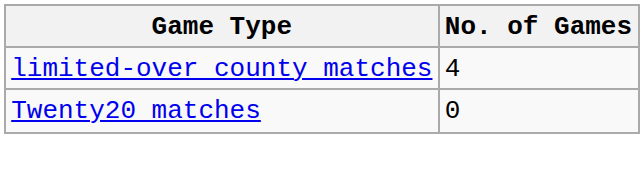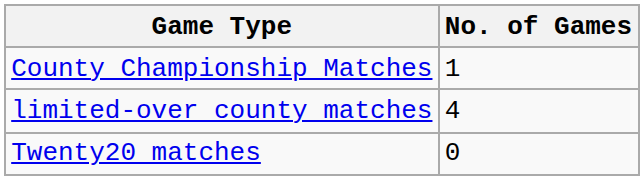+ row: (222, 69)
